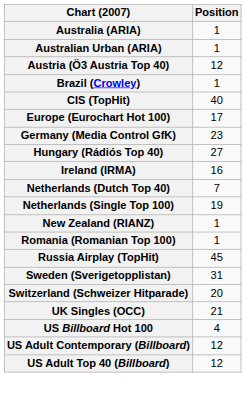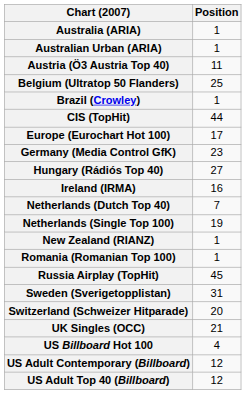(217, 65) 12 -> (217, 65) 11
+ row: (98, 83)
(217, 100) 40 -> (217, 118) 44
